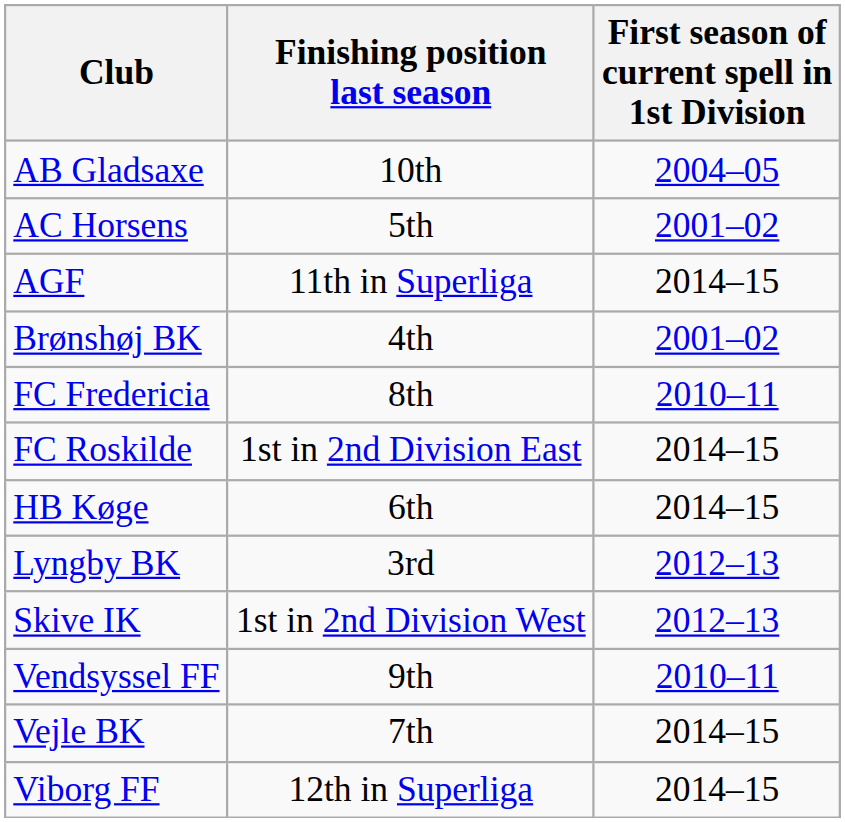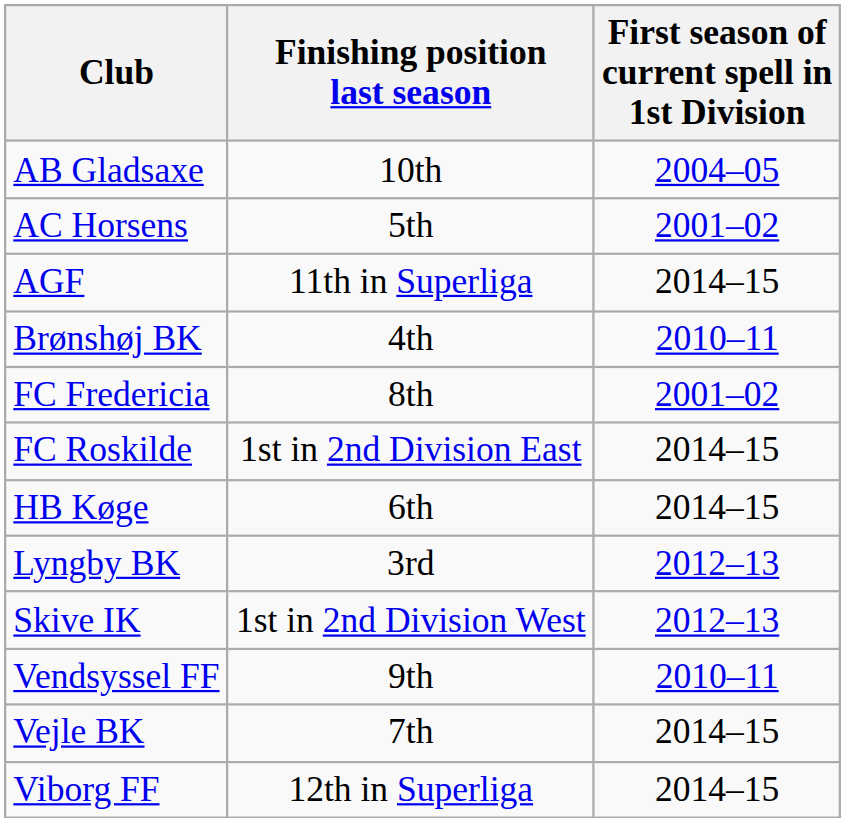(717, 337) 2001–02 -> (717, 337) 2010–11
(717, 394) 2010–11 -> (717, 394) 2001–02
